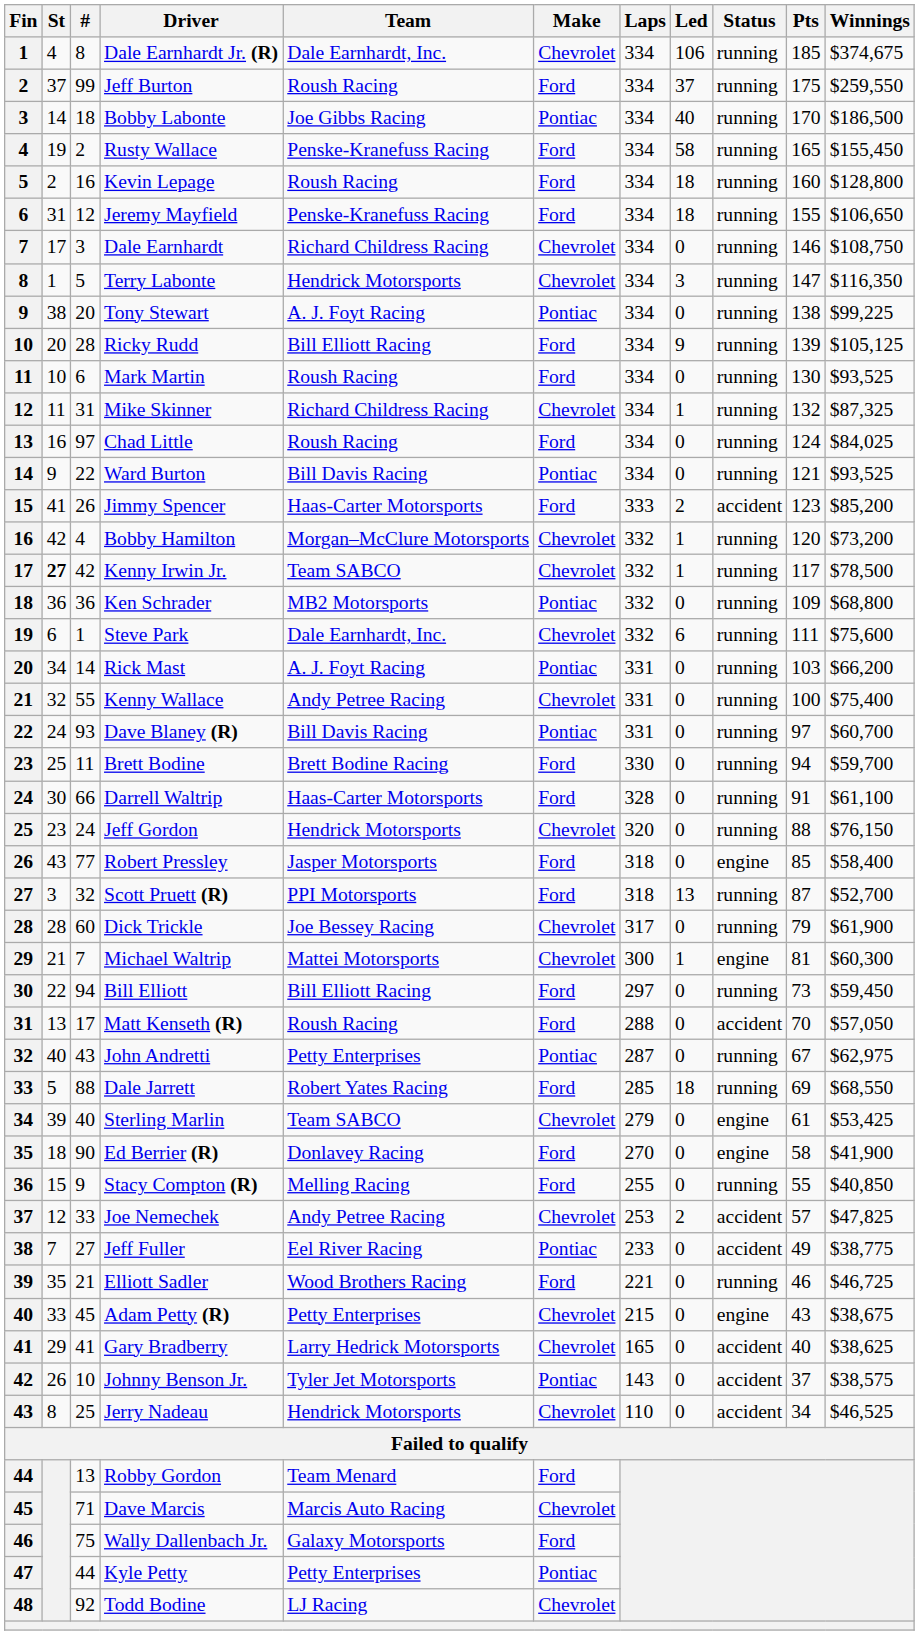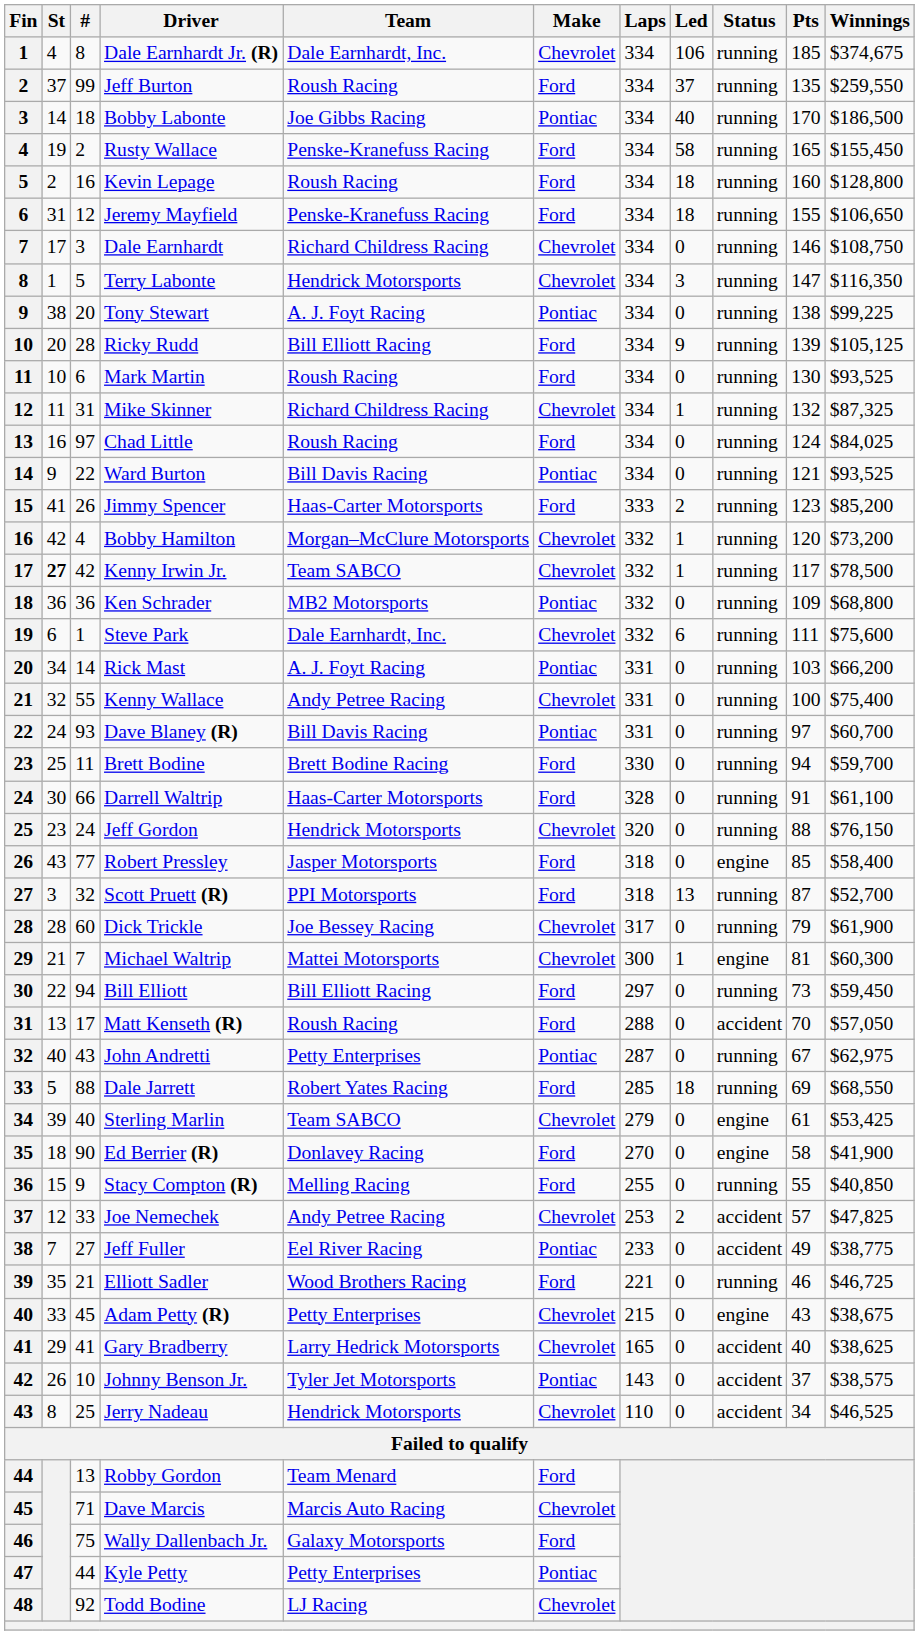(806, 85) 175 -> (806, 85) 135
(749, 505) accident -> (747, 505) running
